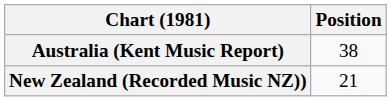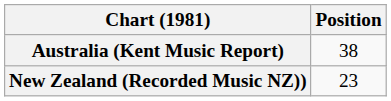(349, 80) 21 -> (349, 80) 23
